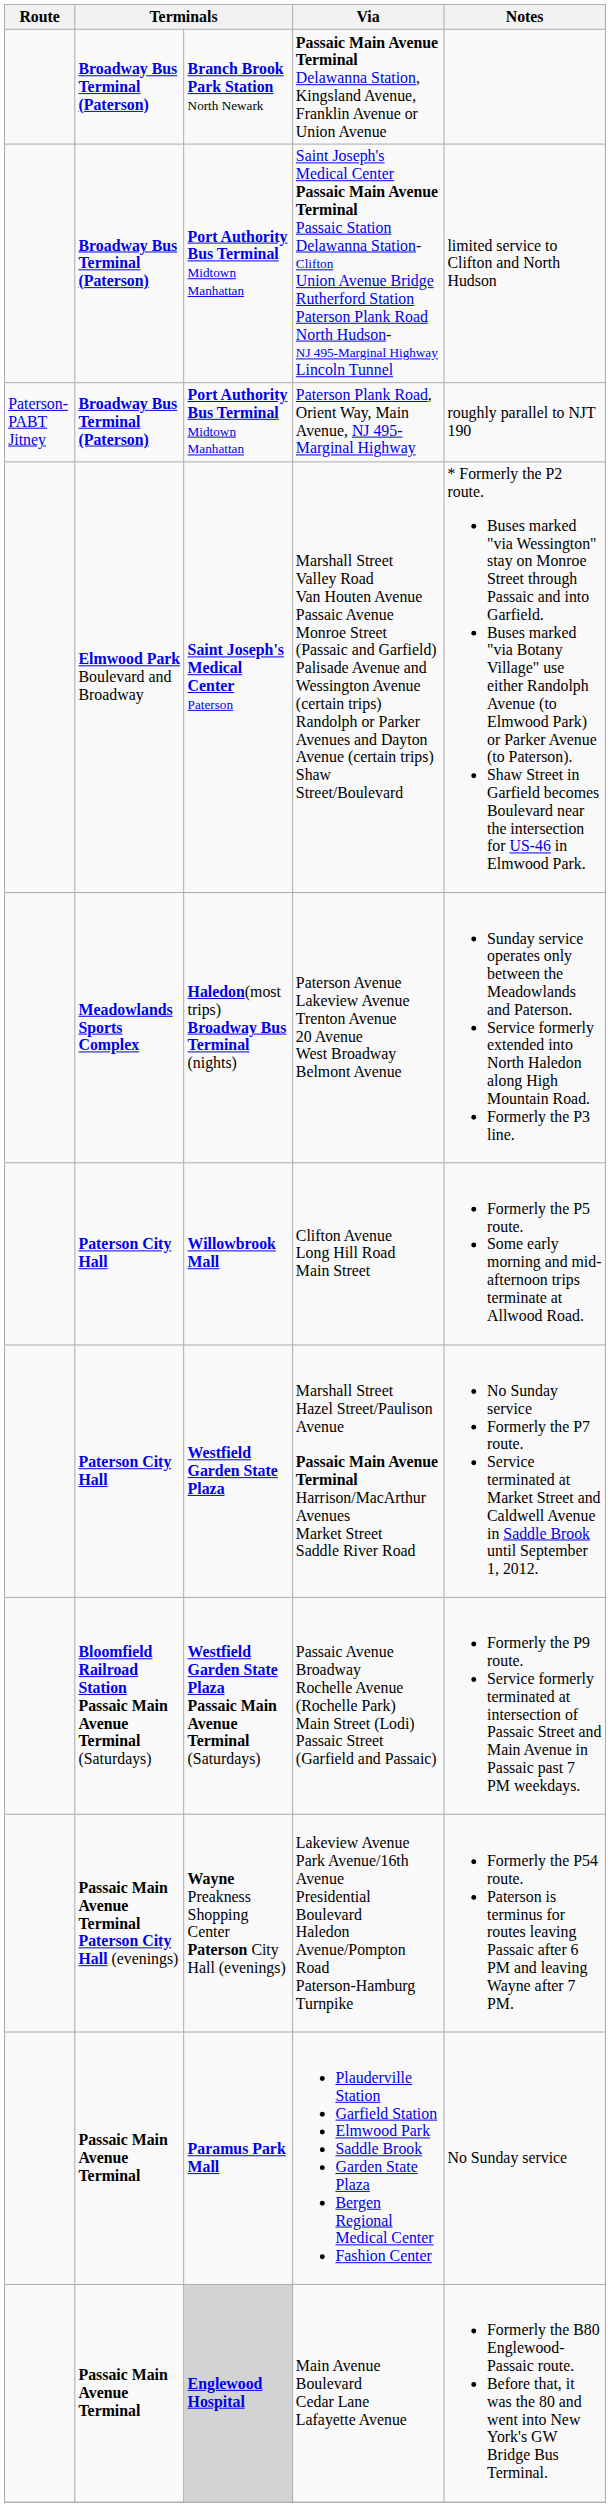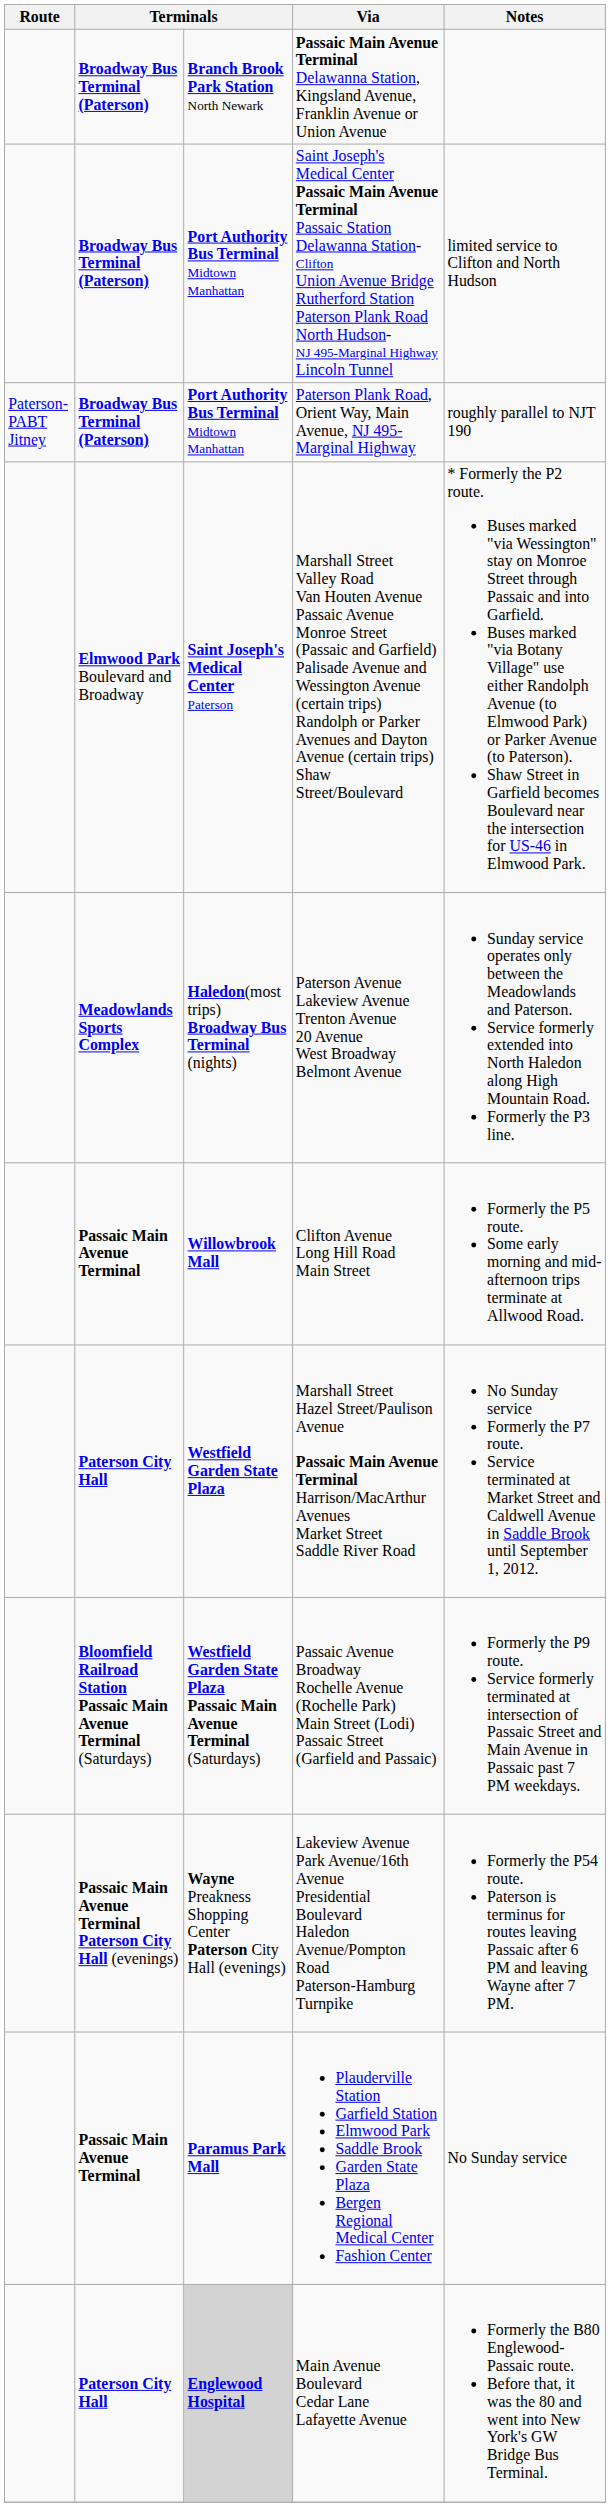(125, 1253) Paterson City Hall -> (123, 1253) Passaic Main Avenue Terminal
(123, 2393) Passaic Main Avenue Terminal -> (125, 2393) Paterson City Hall
